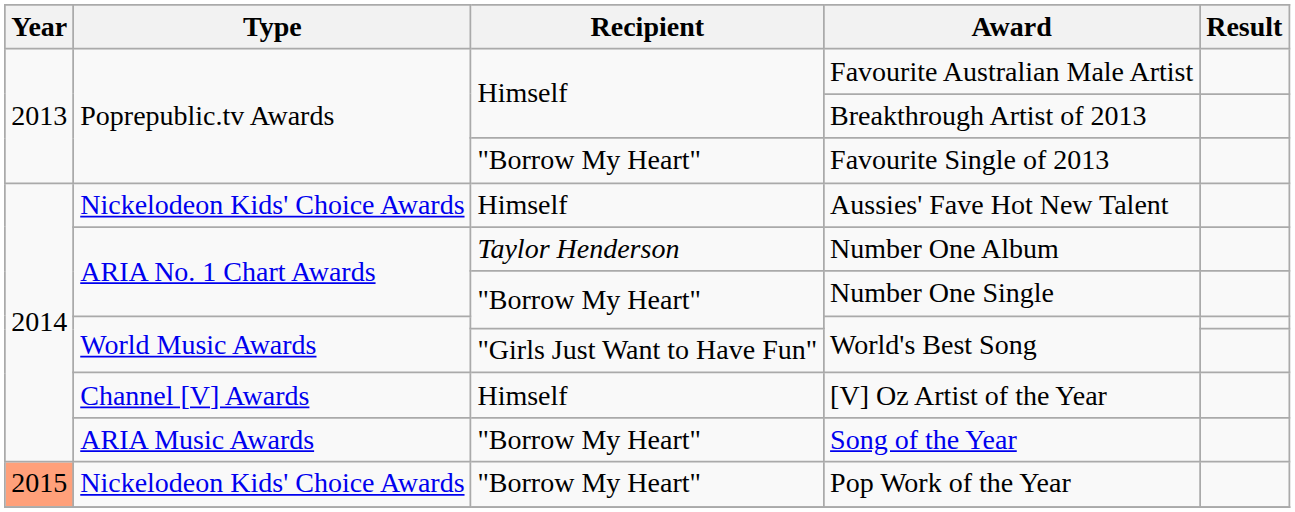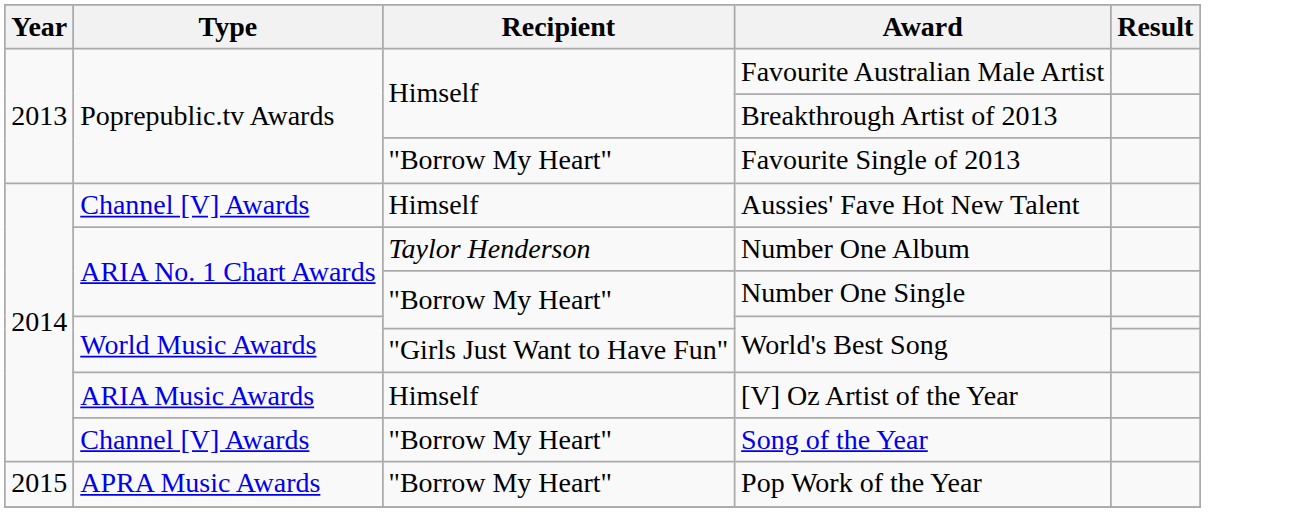(272, 204) Nickelodeon Kids' Choice Awards -> (195, 204) Channel [V] Awards
(195, 394) Channel [V] Awards -> (197, 394) ARIA Music Awards
(197, 439) ARIA Music Awards -> (195, 439) Channel [V] Awards
(39, 483) lightsalmon background -> (39, 483) no background
(272, 483) Nickelodeon Kids' Choice Awards -> (200, 483) APRA Music Awards
